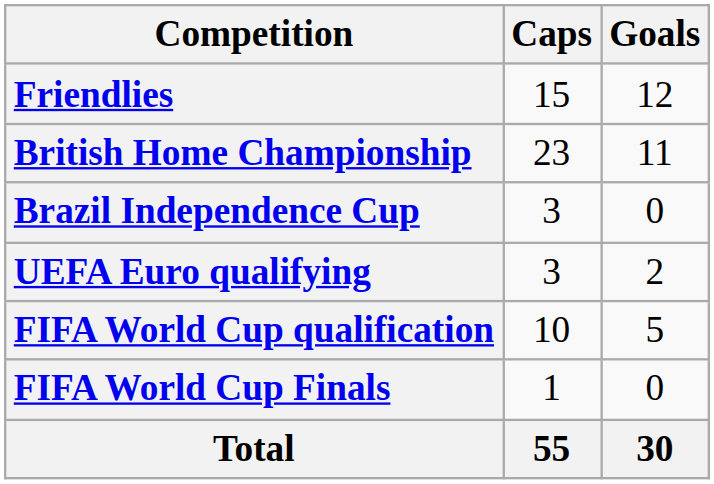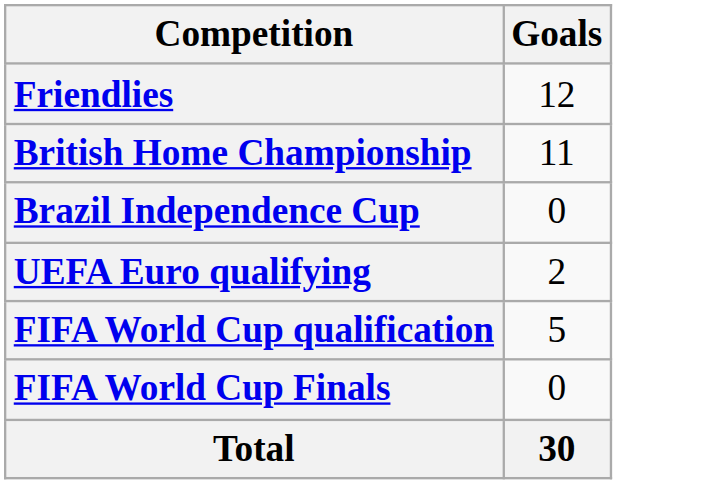- column: (552, 34)
